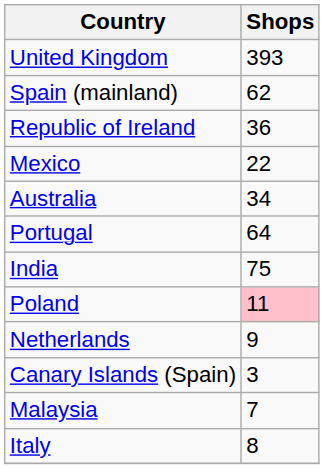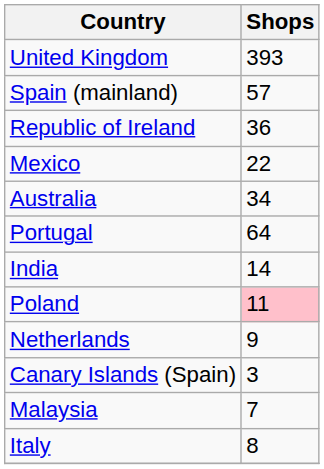(259, 92) 62 -> (259, 92) 57
(259, 269) 75 -> (259, 269) 14
